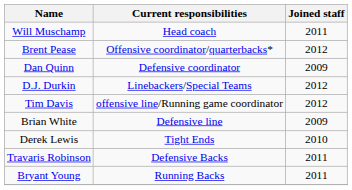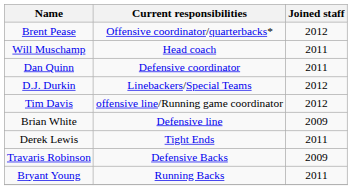rows swapped: (49, 31) <-> (49, 49)
(316, 67) 2009 -> (316, 67) 2011
(316, 139) 2010 -> (316, 139) 2011
(316, 157) 2011 -> (316, 157) 2009
